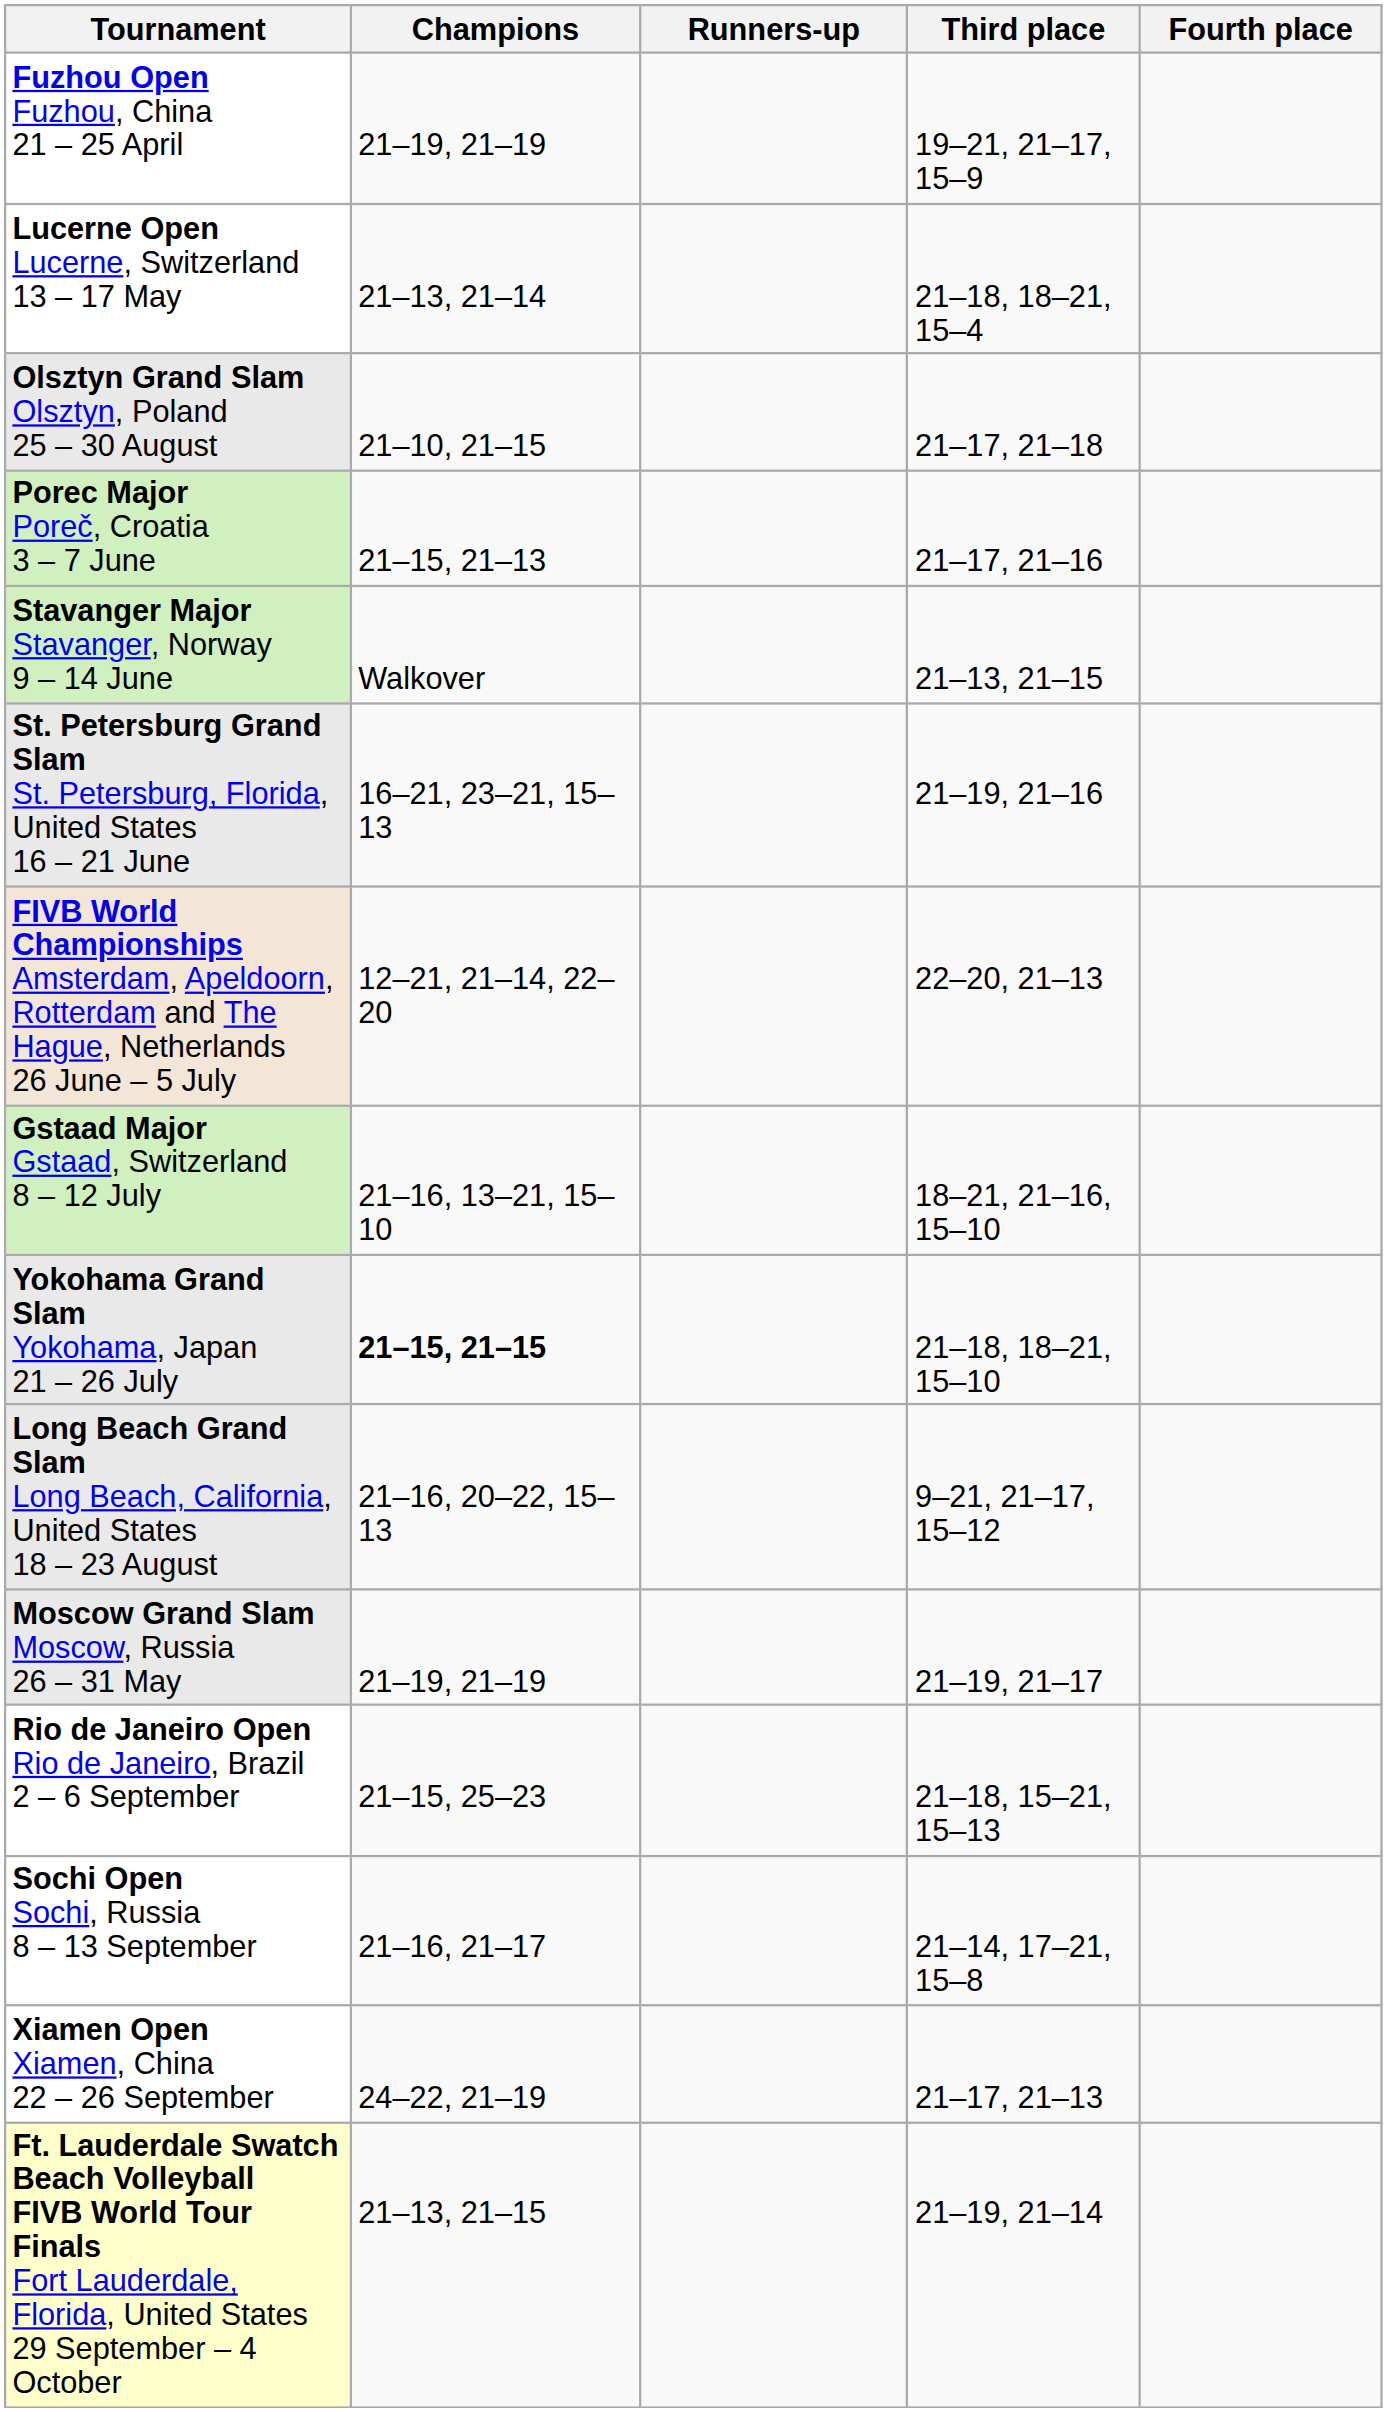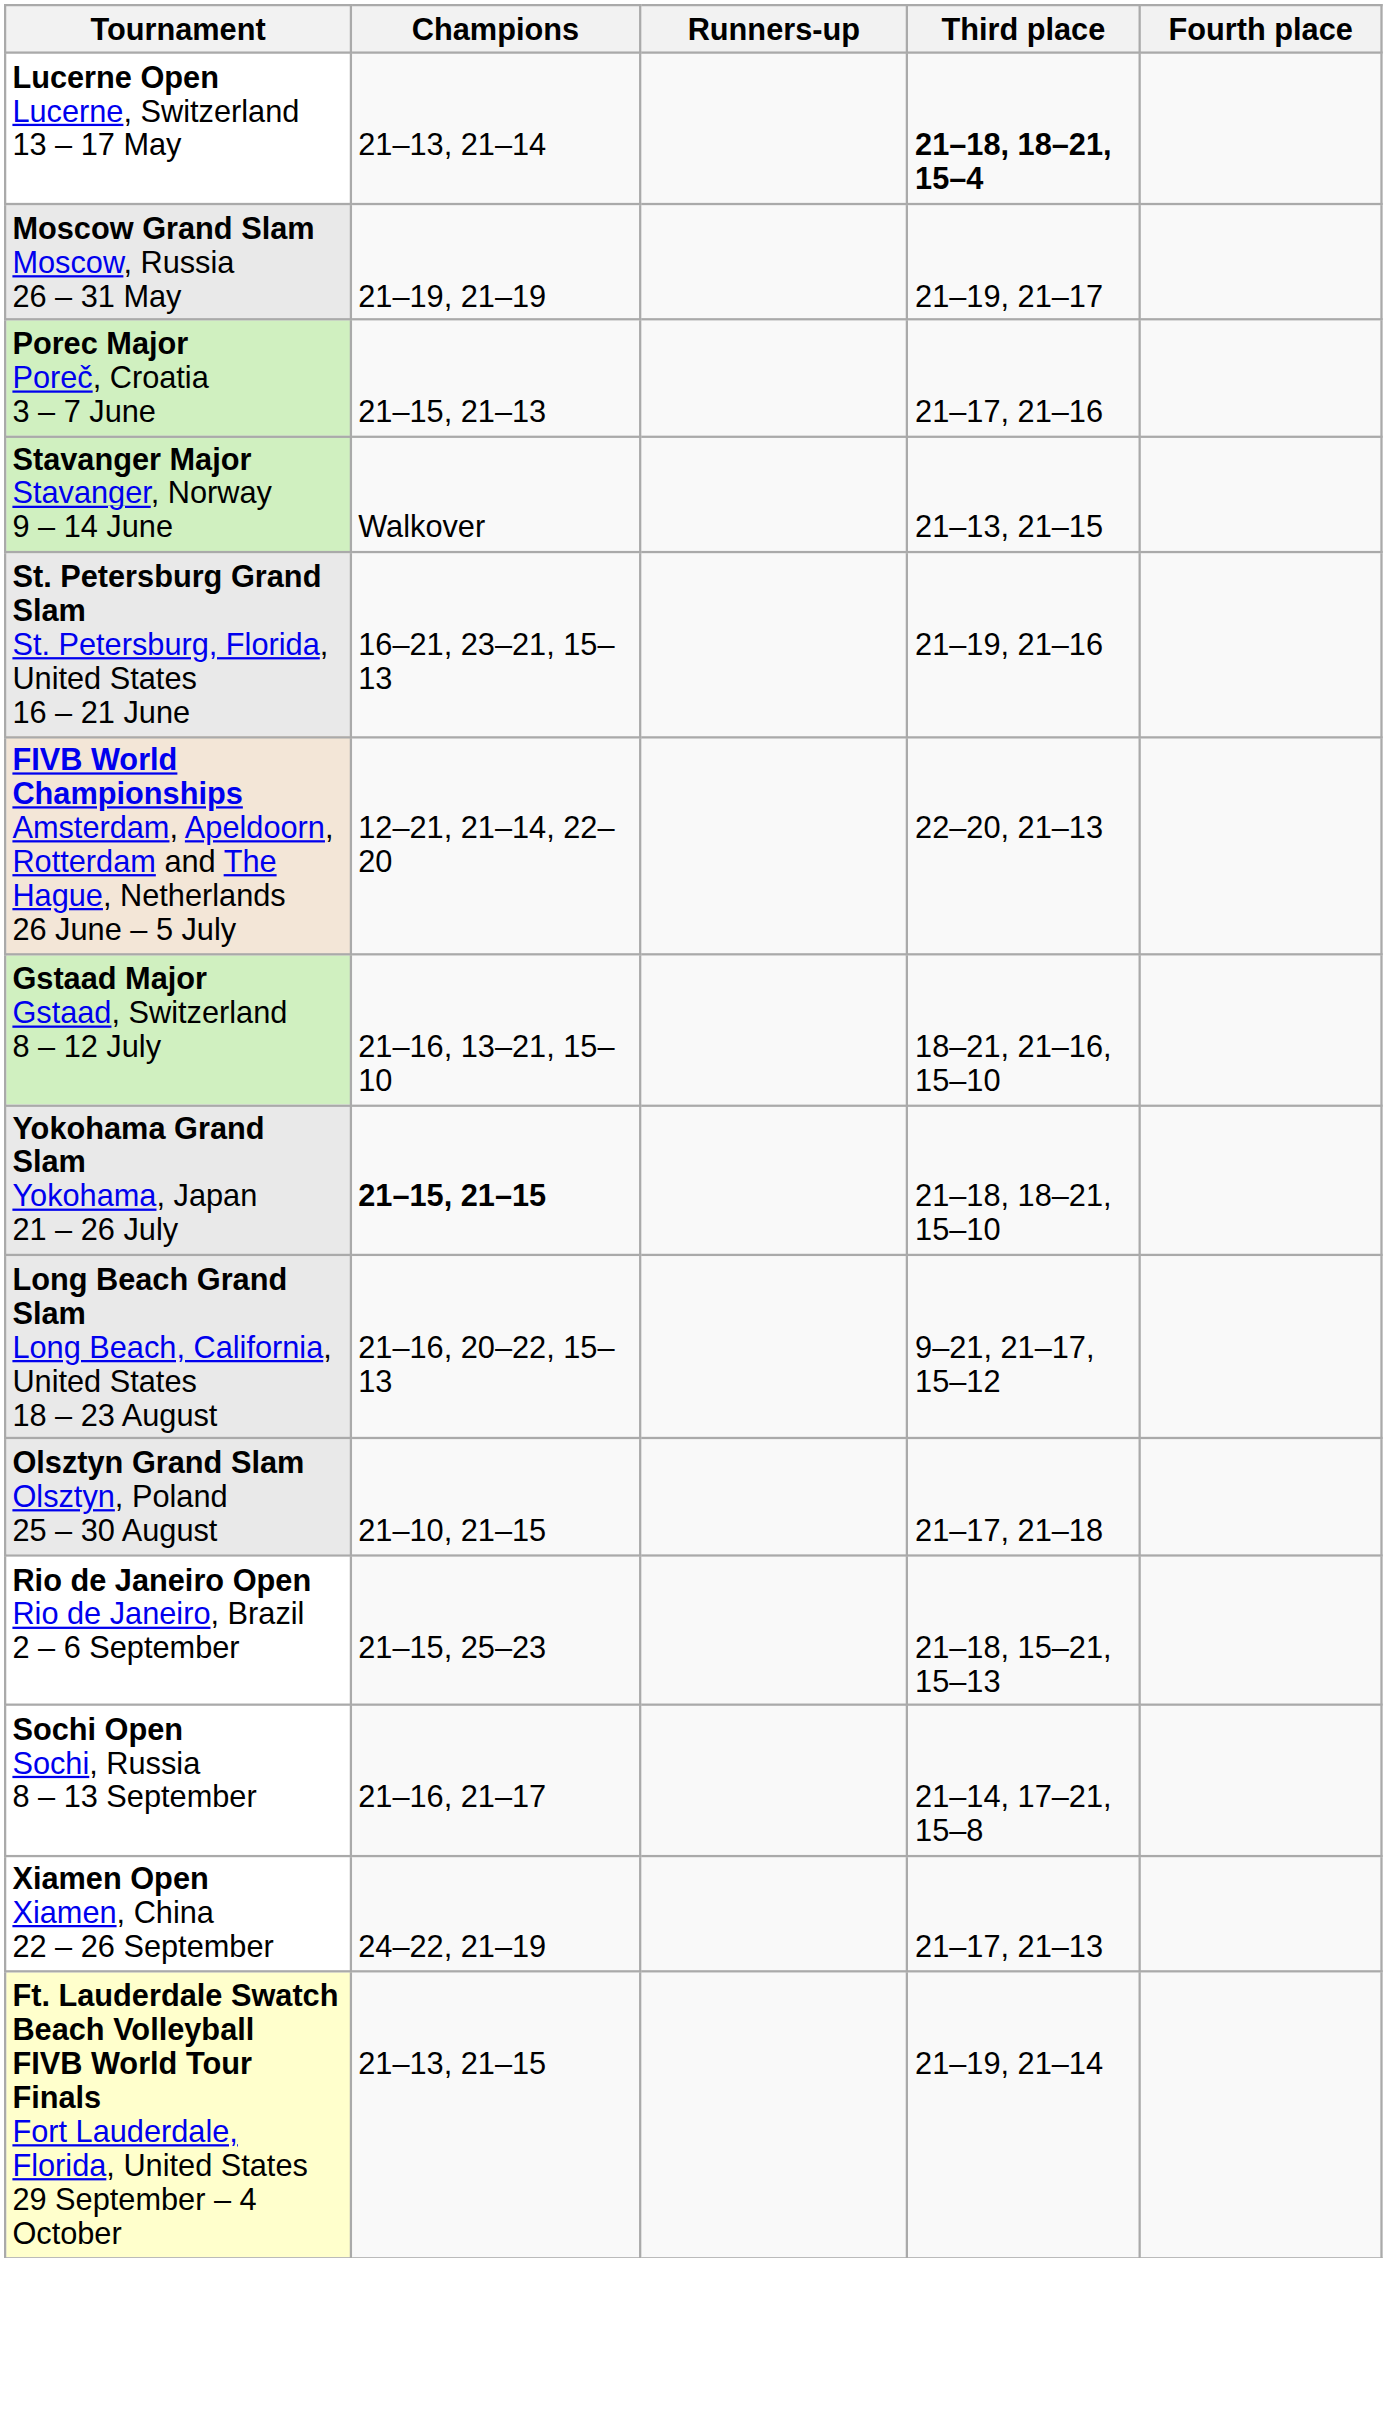- row: (112, 111)
(1013, 312) normal -> (1013, 162) bold
rows swapped: (163, 1647) <-> (158, 412)
